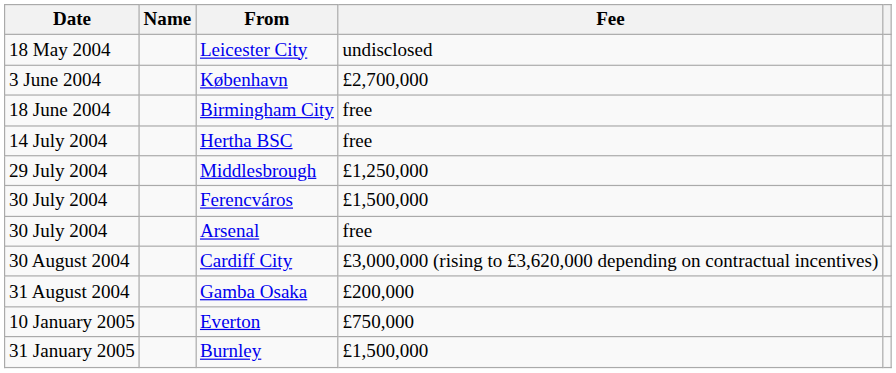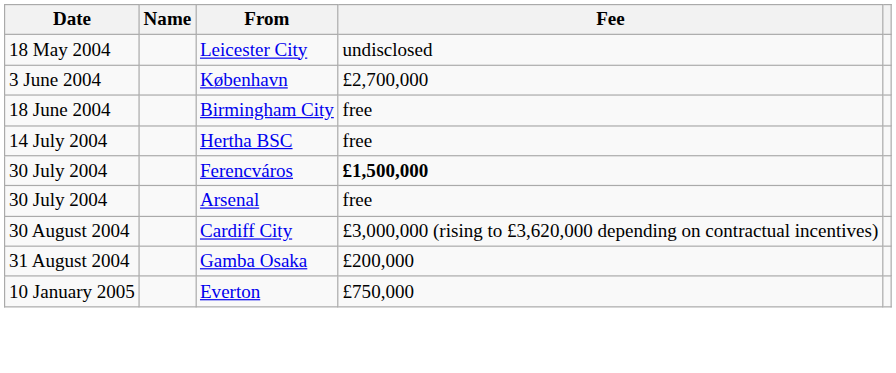- row: (258, 170)
(385, 200) normal -> (385, 170) bold
- row: (231, 351)
